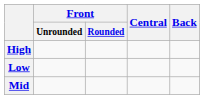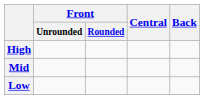rows swapped: (19, 85) <-> (19, 67)
